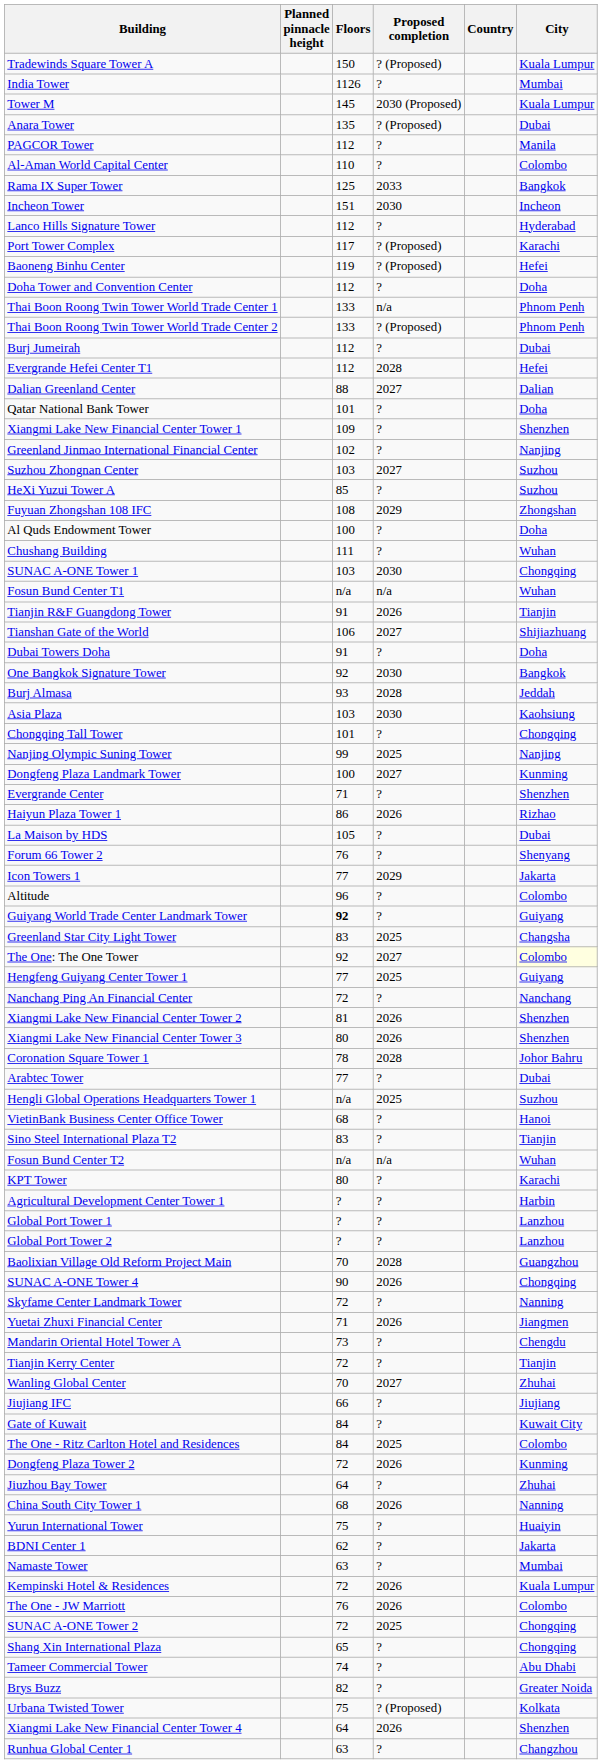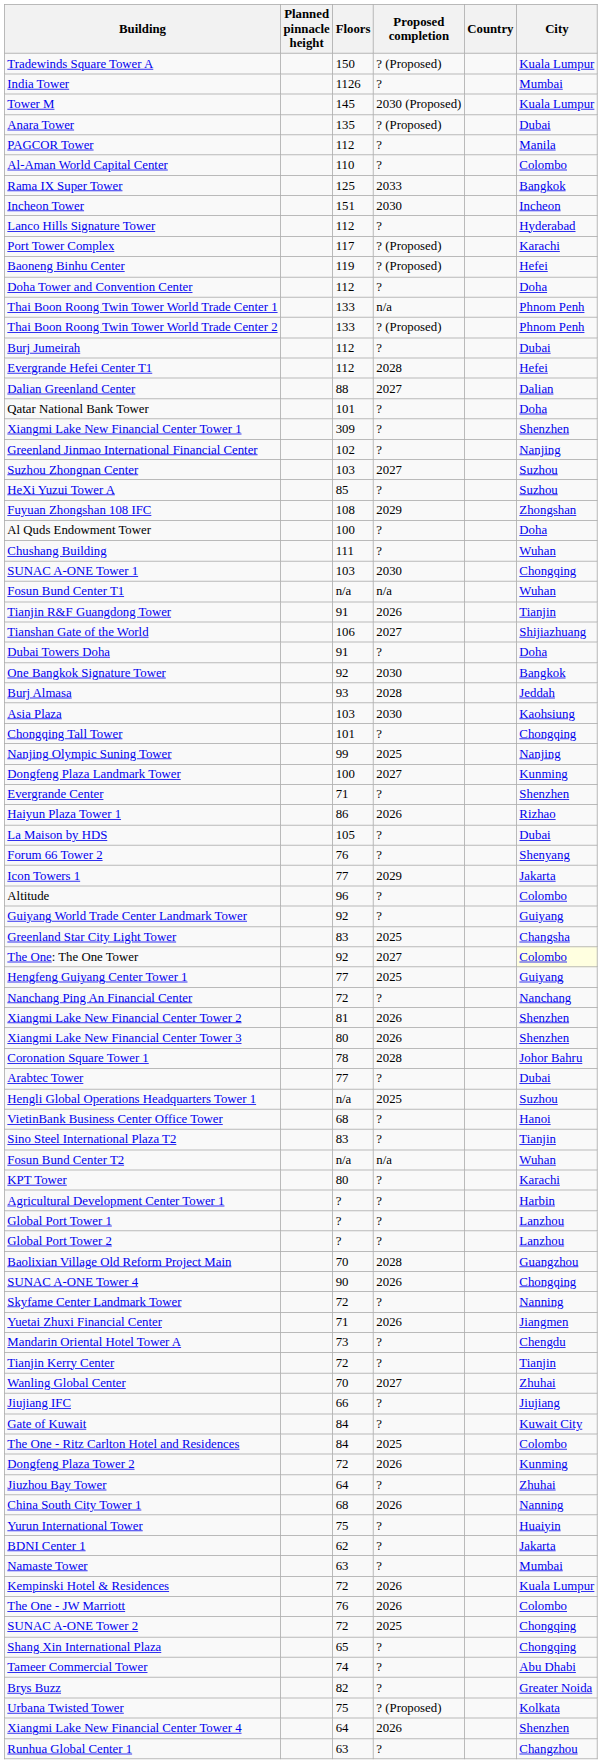(345, 429) 109 -> (345, 429) 309
(342, 916) bold -> (342, 916) normal
